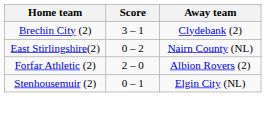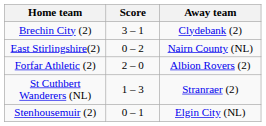+ row: (55, 89)
